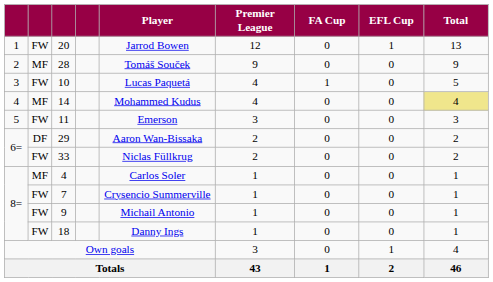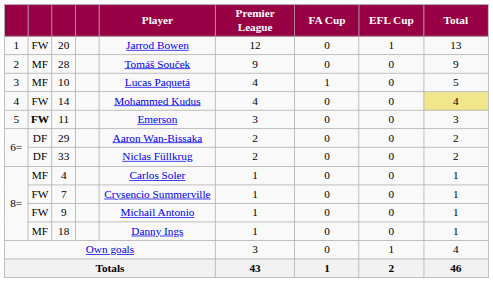(40, 82) FW -> (40, 82) MF
(40, 101) MF -> (40, 101) FW
(40, 120) normal -> (40, 120) bold
(40, 157) FW -> (40, 157) DF
(40, 231) FW -> (40, 231) MF
